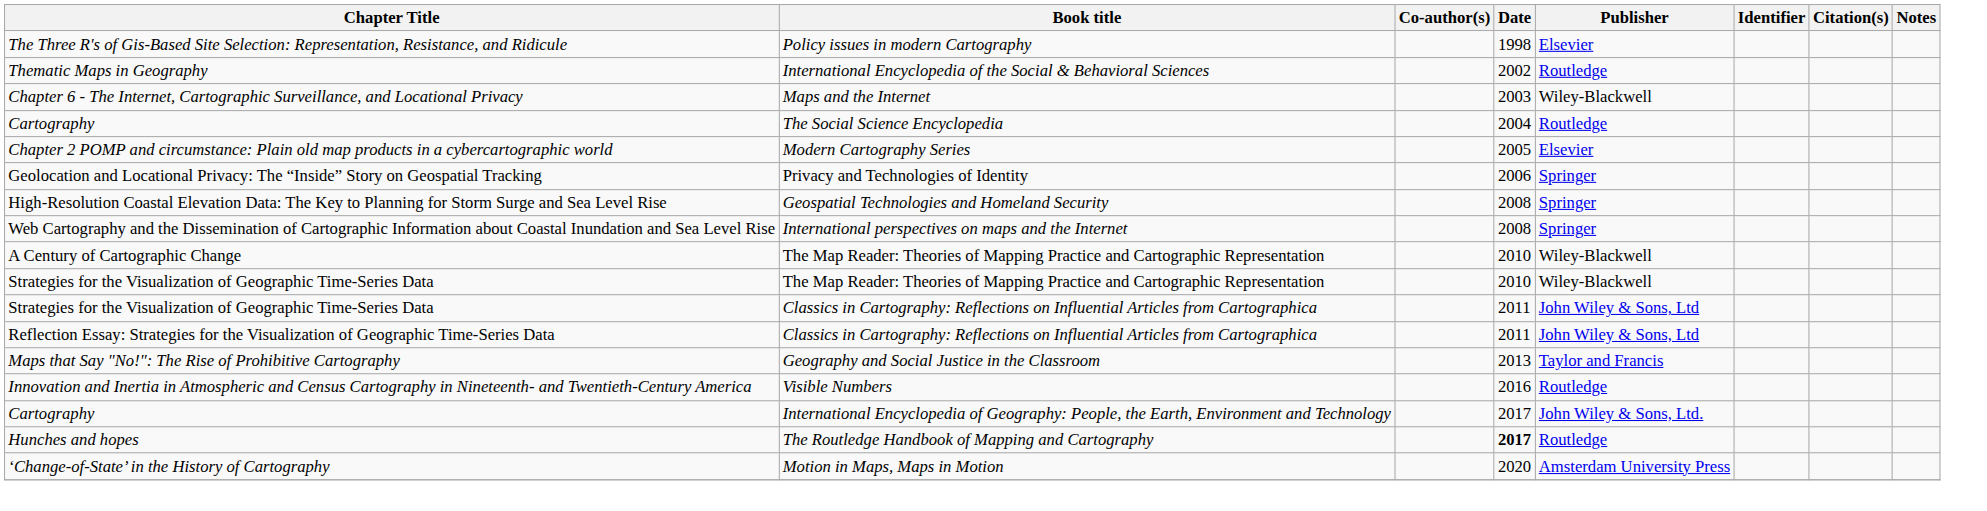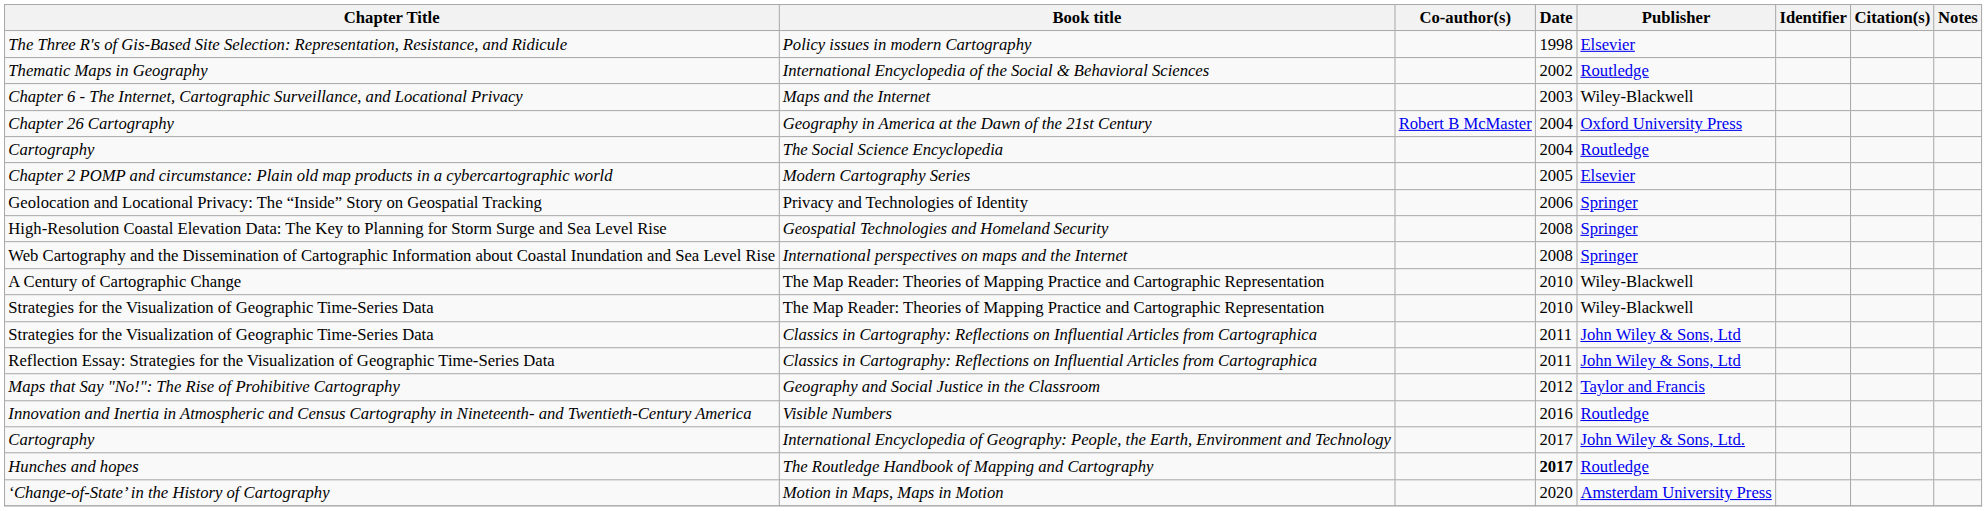+ row: (91, 123)
(1515, 360) 2013 -> (1556, 387) 2012
